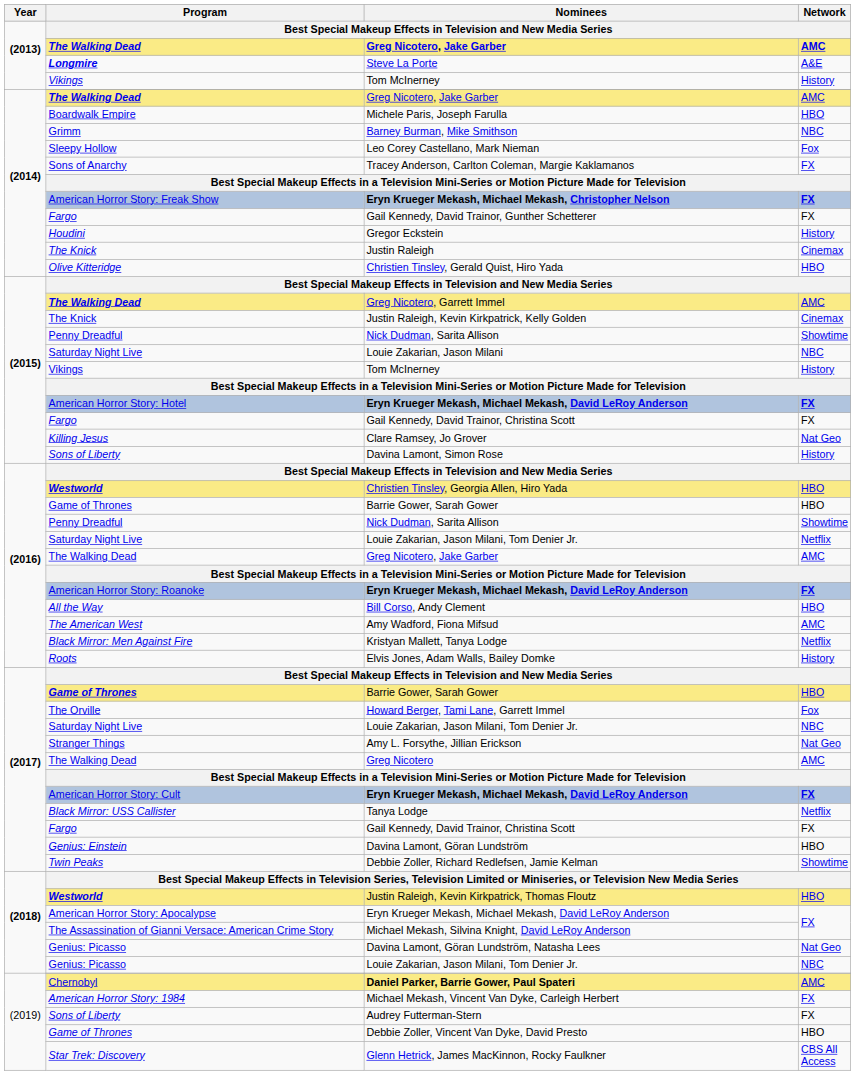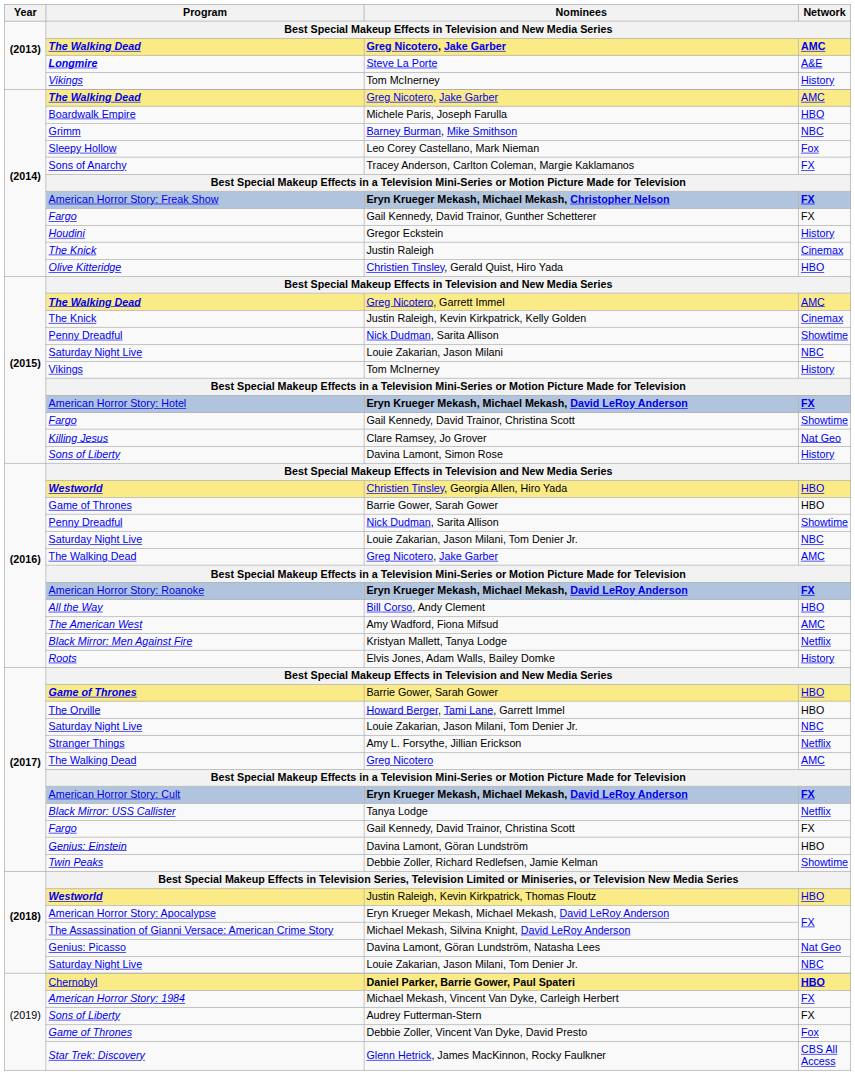(808, 421) FX -> (825, 421) Showtime
(816, 540) Netflix -> (812, 540) NBC
(810, 710) Fox -> (813, 710) HBO
(821, 744) Nat Geo -> (816, 744) Netflix
(87, 965) Genius: Picasso -> (95, 965) Saturday Night Live
(813, 982) AMC -> (813, 982) HBO
(813, 1033) HBO -> (810, 1033) Fox
